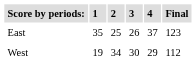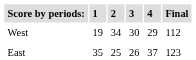rows swapped: (17, 33) <-> (18, 52)
